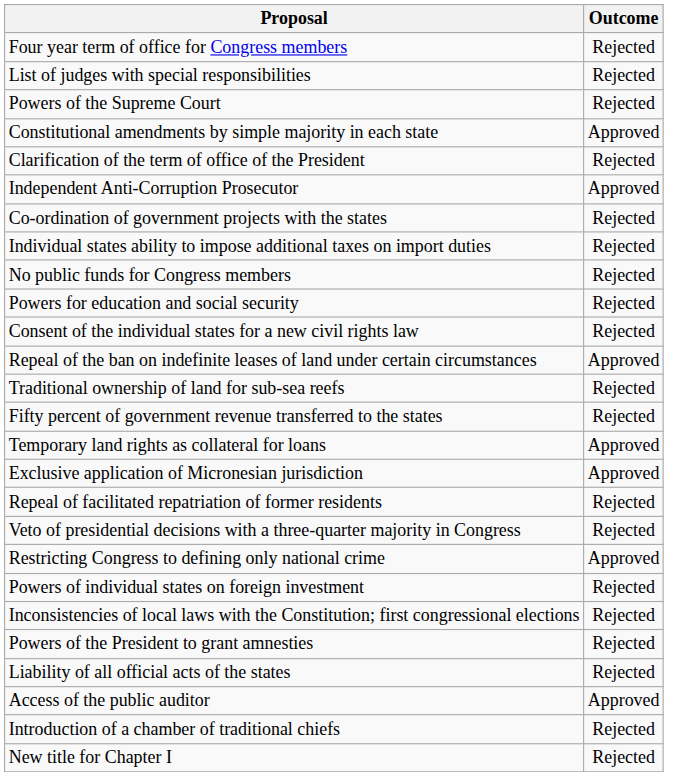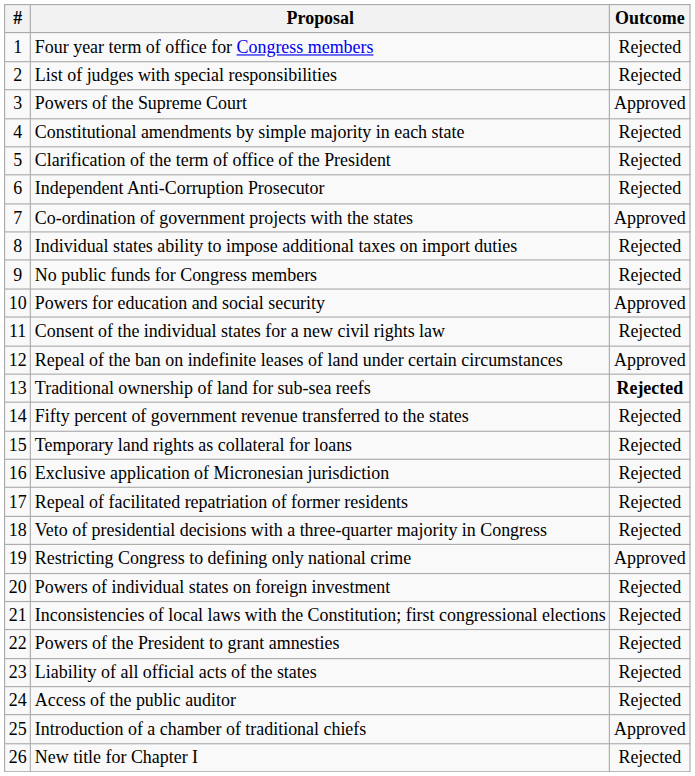+ column: (18, 18)
(624, 103) Rejected -> (650, 103) Approved
(624, 132) Approved -> (650, 132) Rejected
(624, 189) Approved -> (650, 189) Rejected
(624, 217) Rejected -> (650, 217) Approved
(624, 302) Rejected -> (650, 302) Approved
(624, 388) normal -> (650, 388) bold
(624, 445) Approved -> (650, 445) Rejected
(624, 473) Approved -> (650, 473) Rejected
(624, 700) Approved -> (650, 700) Rejected
(624, 729) Rejected -> (650, 729) Approved
